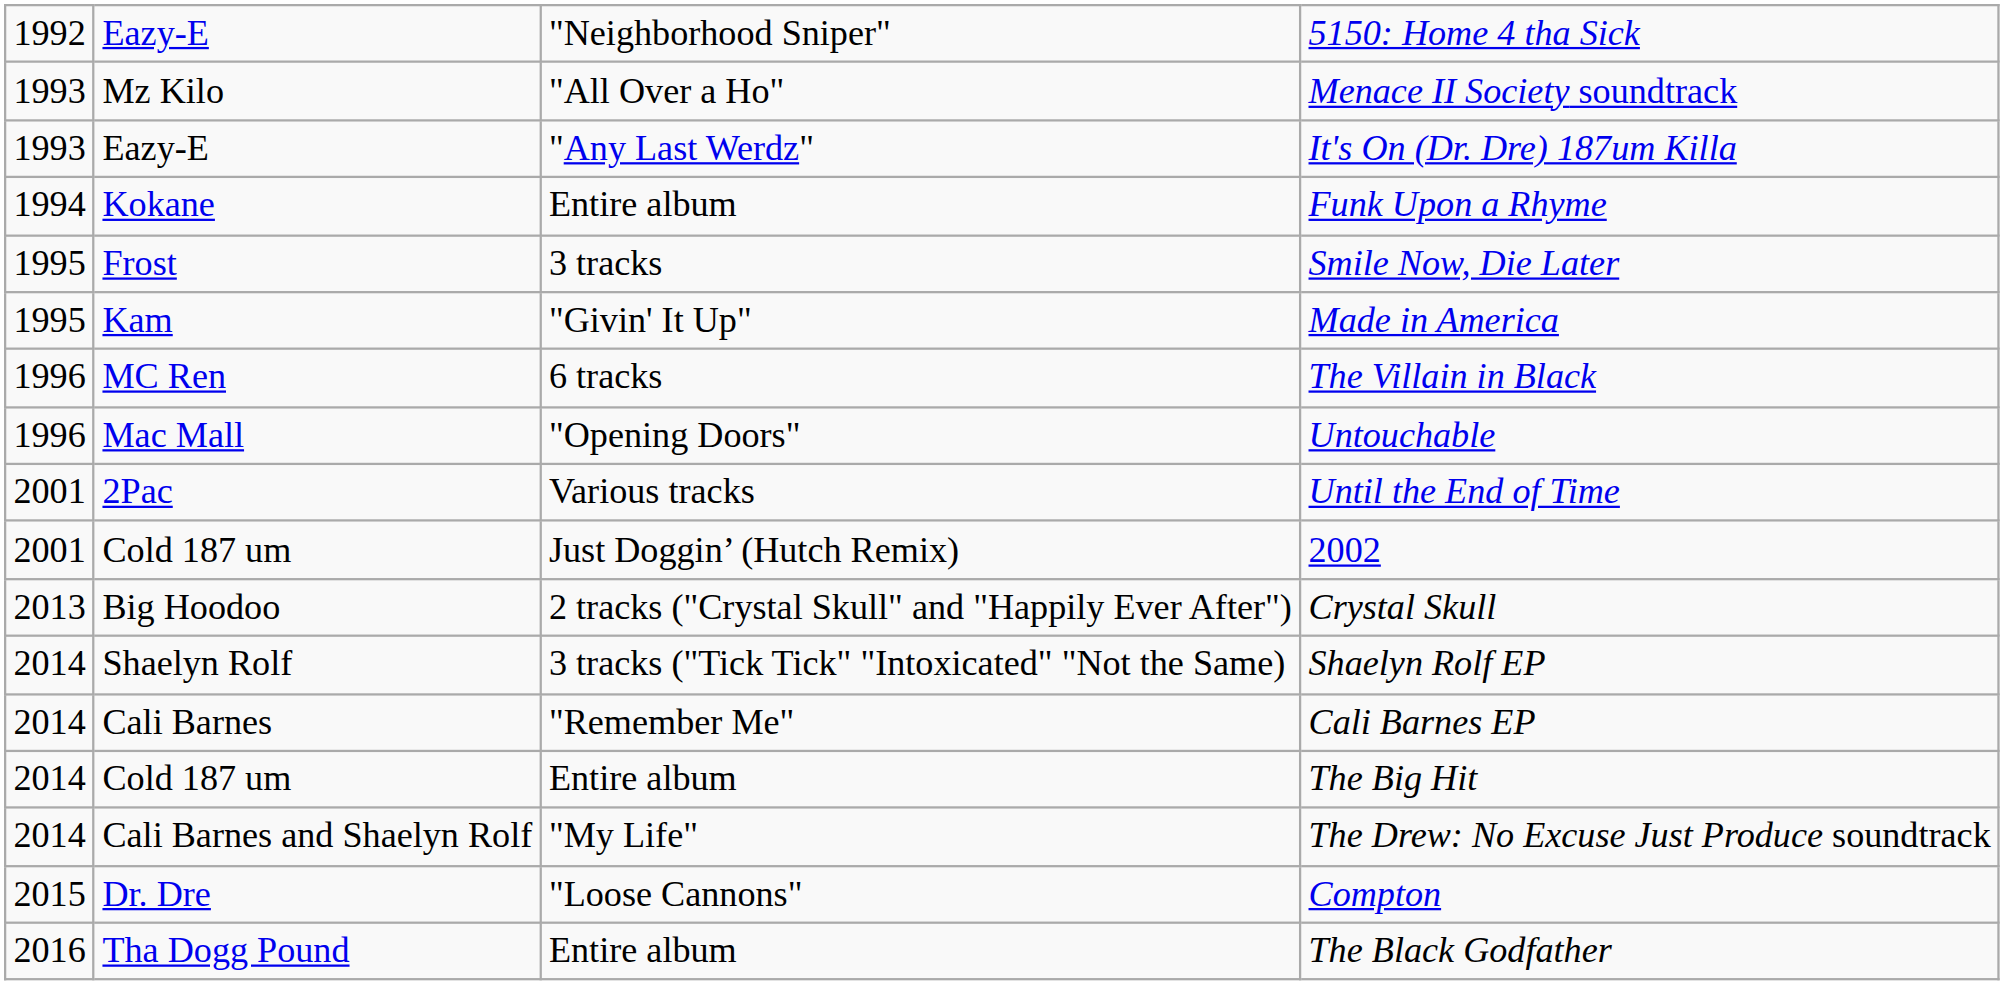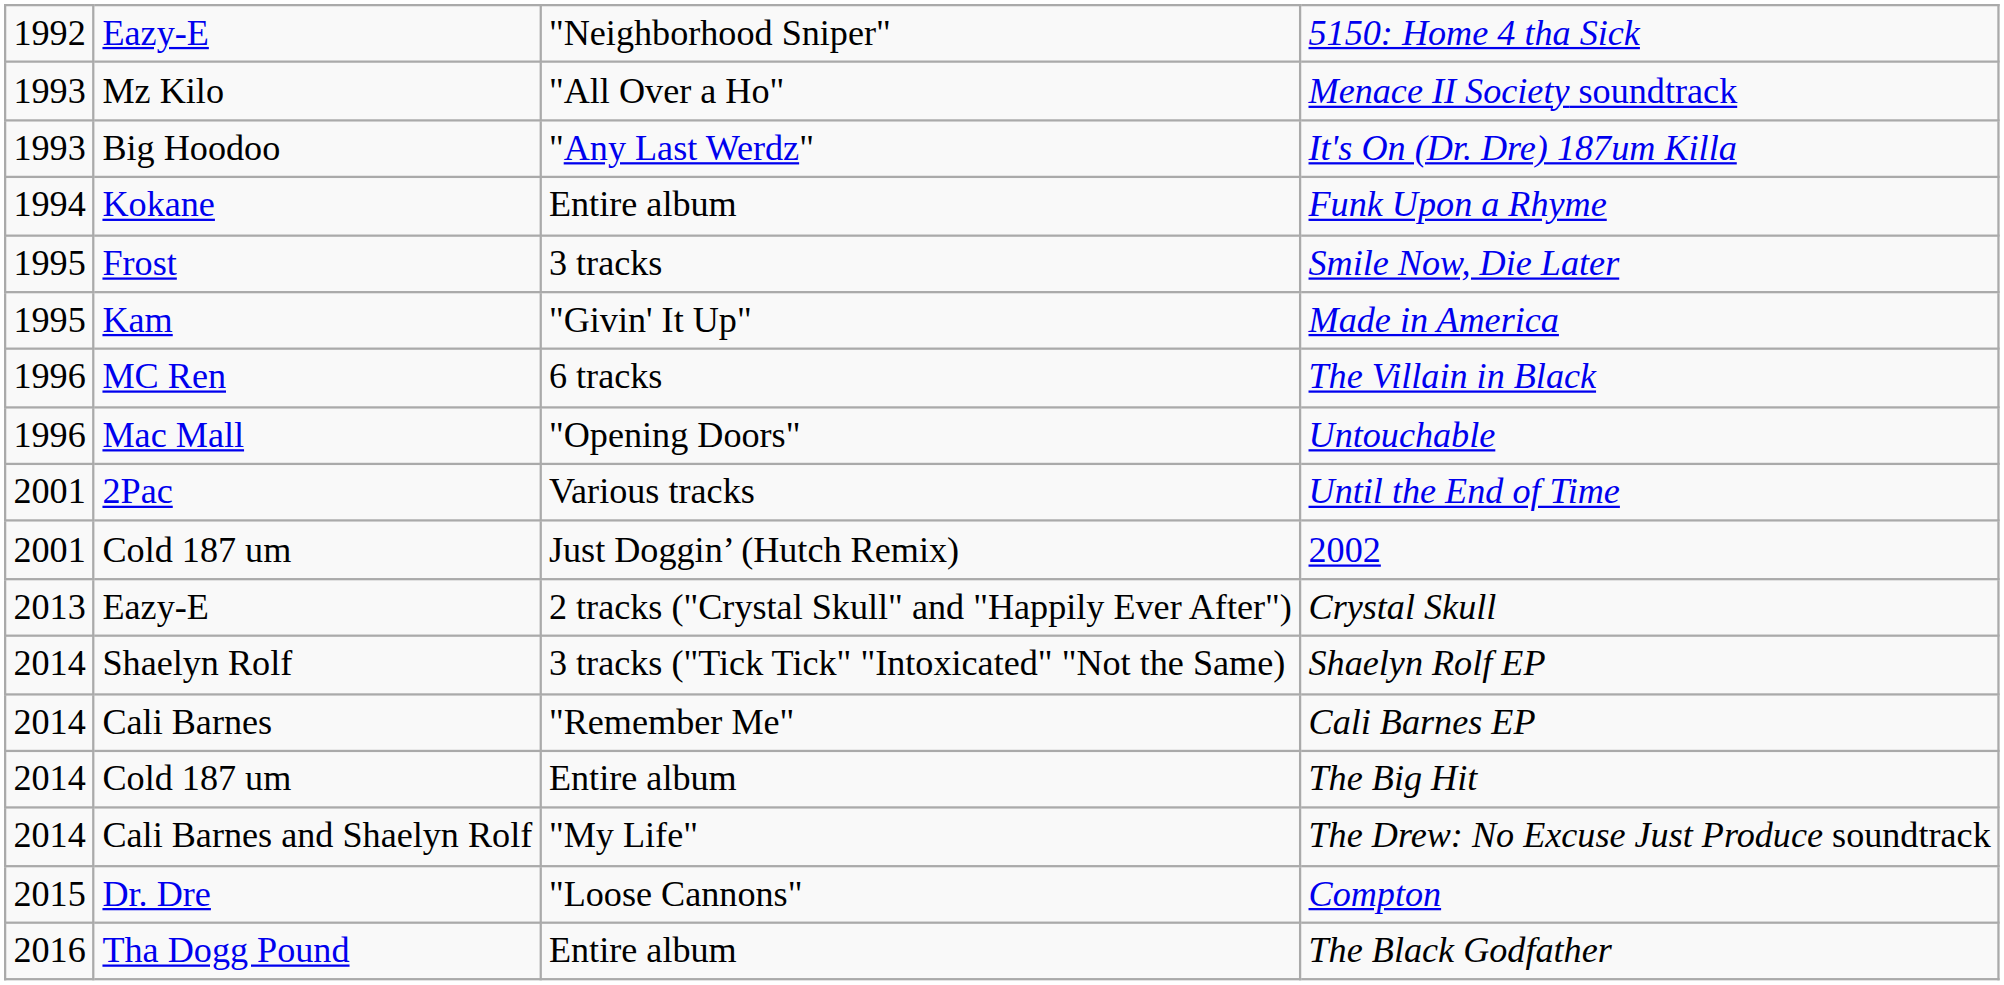(156, 147) Eazy-E -> (191, 147) Big Hoodoo
(191, 606) Big Hoodoo -> (156, 606) Eazy-E
